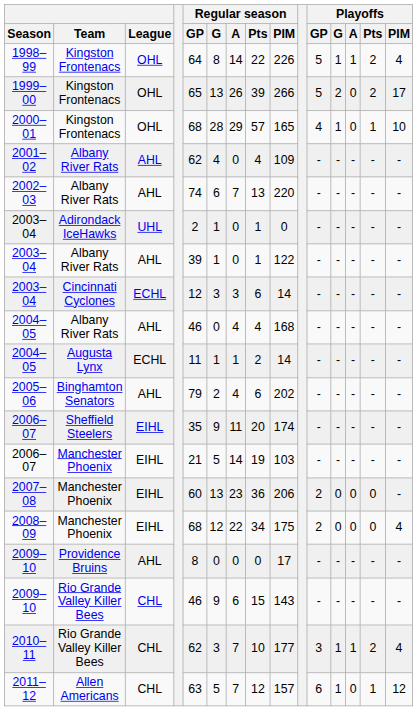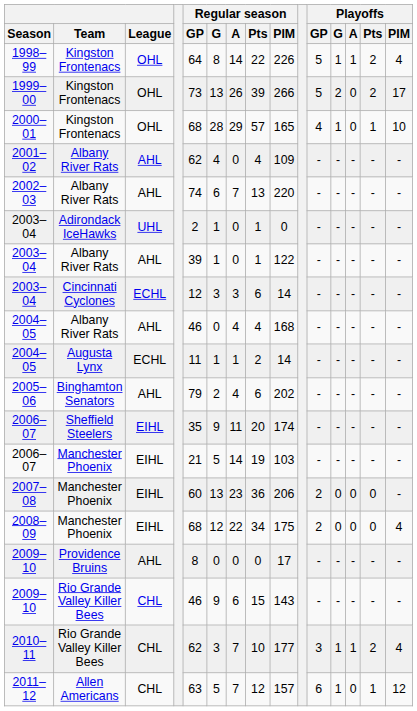(195, 93) 65 -> (195, 93) 73
